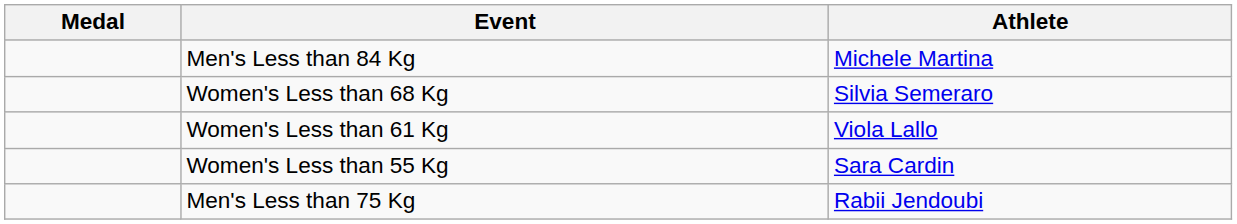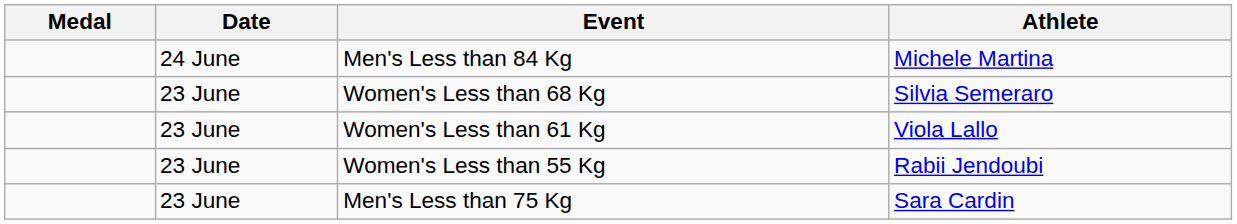+ column: (246, 22)
(894, 165) Sara Cardin -> (969, 165) Rabii Jendoubi
(909, 201) Rabii Jendoubi -> (954, 201) Sara Cardin
